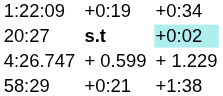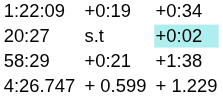(95, 36) bold -> (94, 36) normal
rows swapped: (27, 86) <-> (39, 61)
